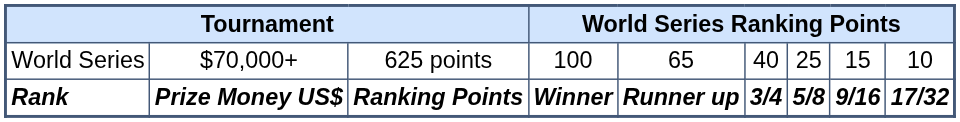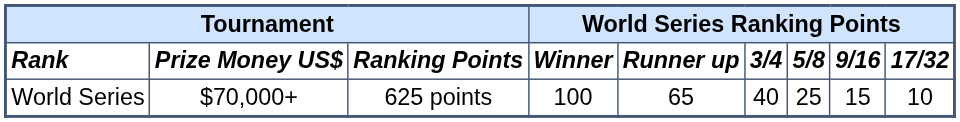rows swapped: (40, 97) <-> (78, 60)
